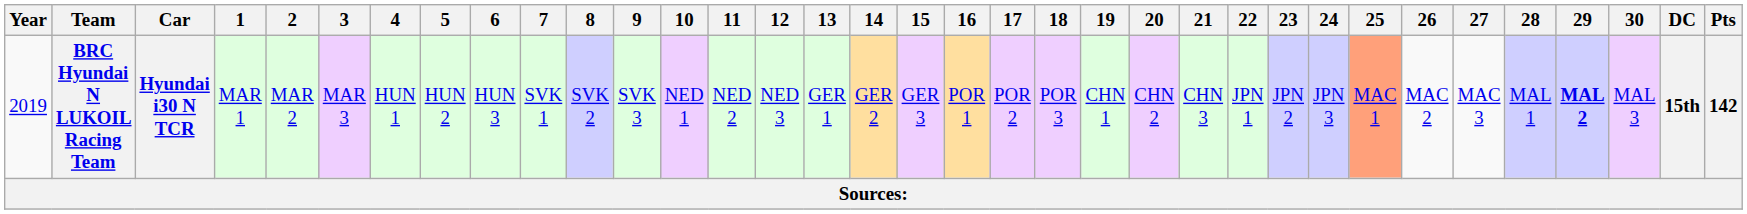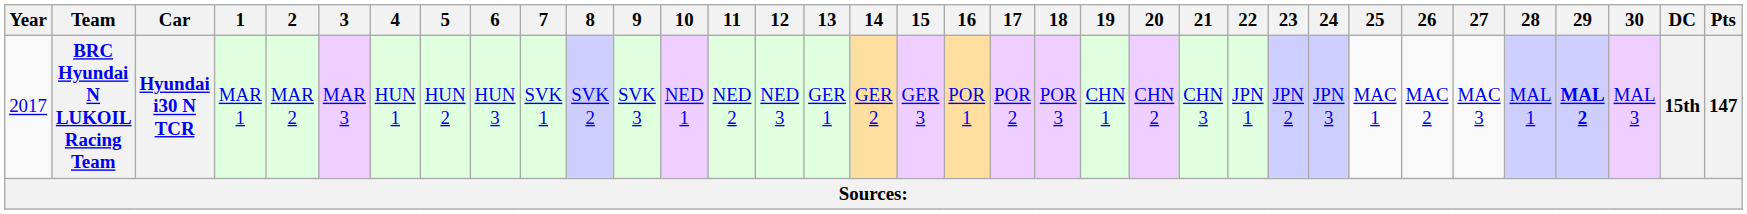(28, 106) 2019 -> (28, 106) 2017
(1375, 106) lightsalmon background -> (1375, 106) no background
(1723, 106) 142 -> (1723, 106) 147
